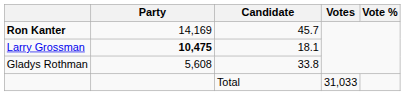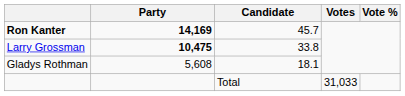(195, 30) normal -> (195, 30) bold
(308, 47) 18.1 -> (308, 47) 33.8
(308, 64) 33.8 -> (308, 64) 18.1
